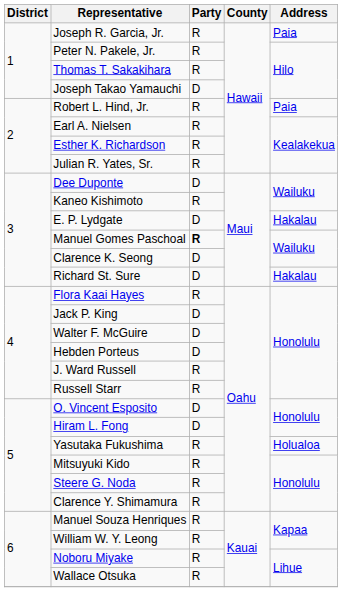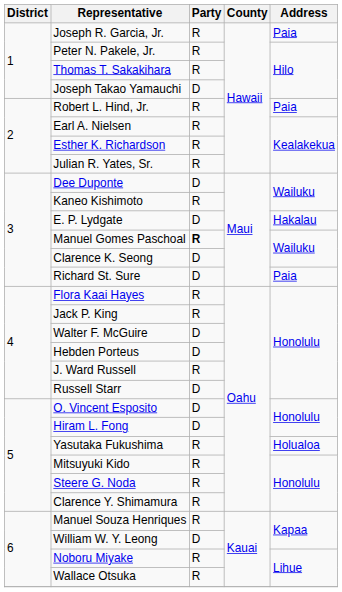(295, 276) Hakalau -> (285, 276) Paia
(196, 314) D -> (196, 314) R
(196, 389) R -> (196, 389) D
(196, 539) R -> (196, 539) D
